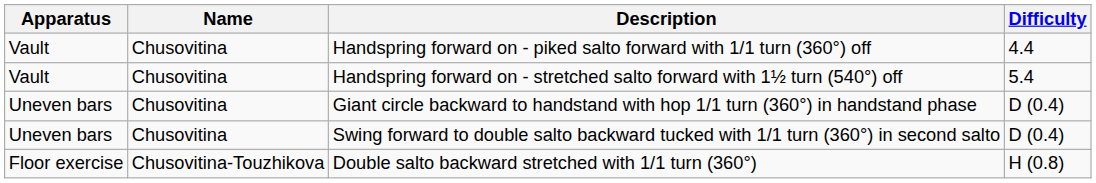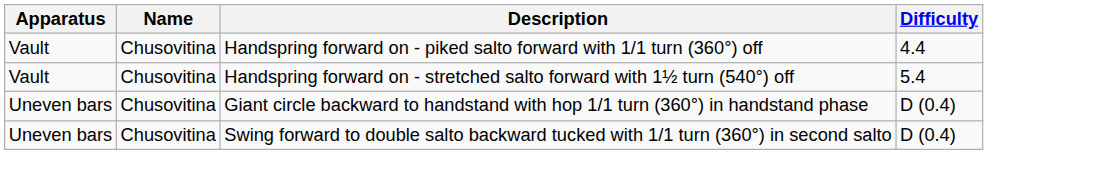- row: (545, 163)
